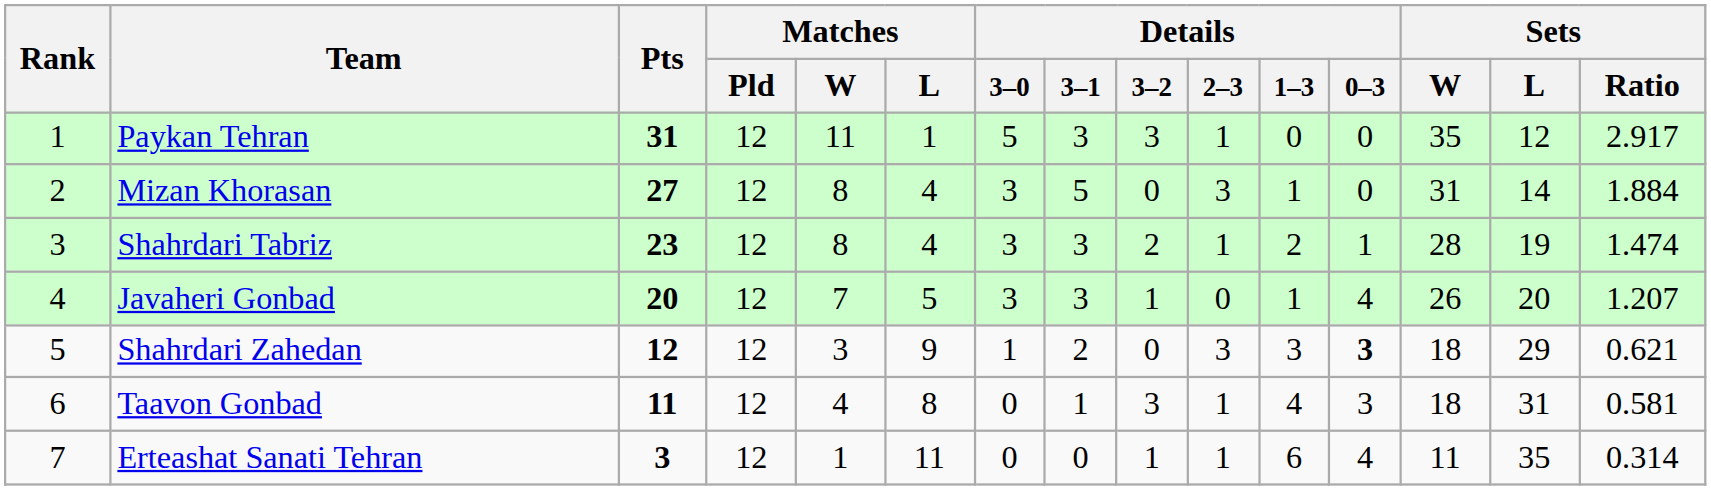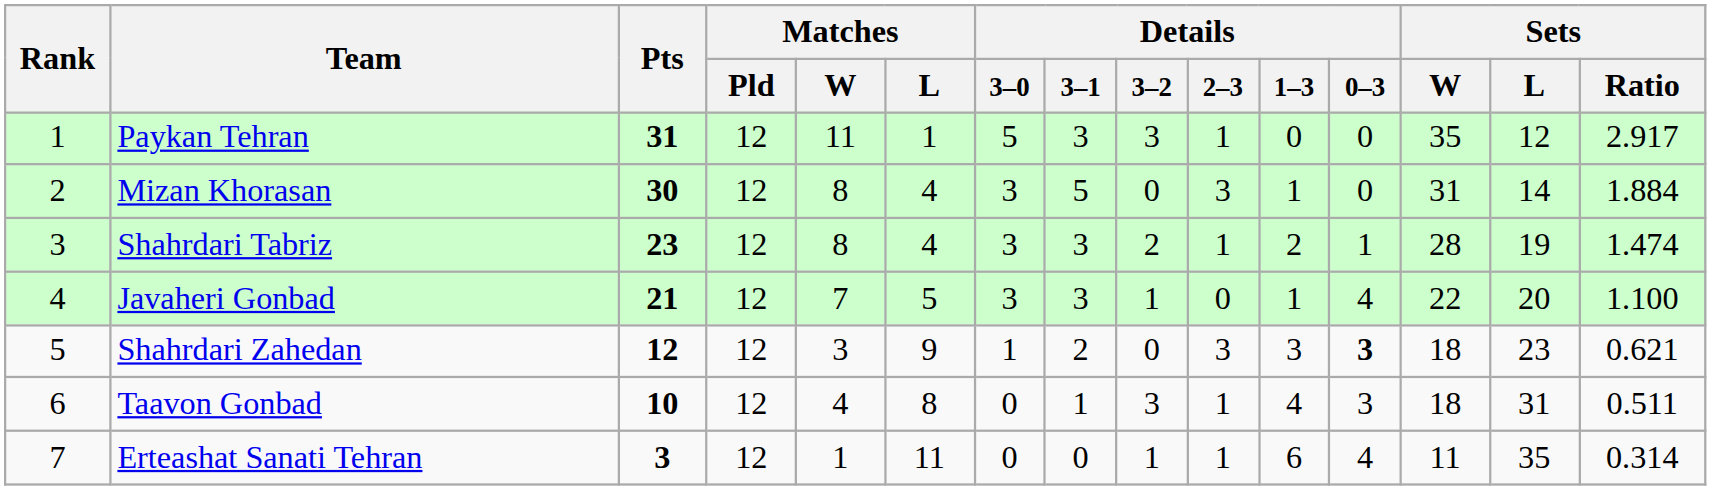(662, 191) 27 -> (662, 191) 30
(662, 297) 20 -> (662, 297) 21
(1445, 297) 26 -> (1445, 297) 22
(1642, 297) 1.207 -> (1642, 297) 1.100
(1534, 350) 29 -> (1534, 350) 23
(662, 403) 11 -> (662, 403) 10
(1642, 403) 0.581 -> (1642, 403) 0.511
